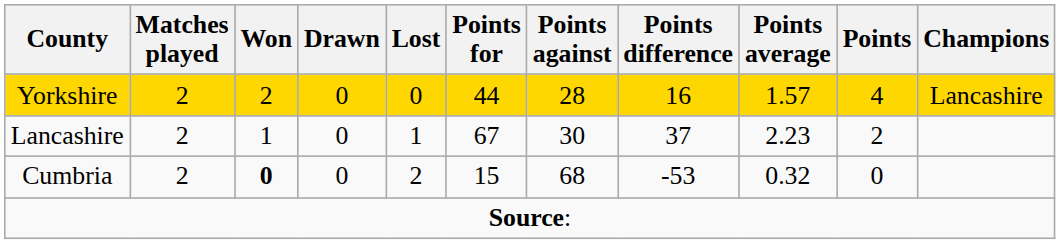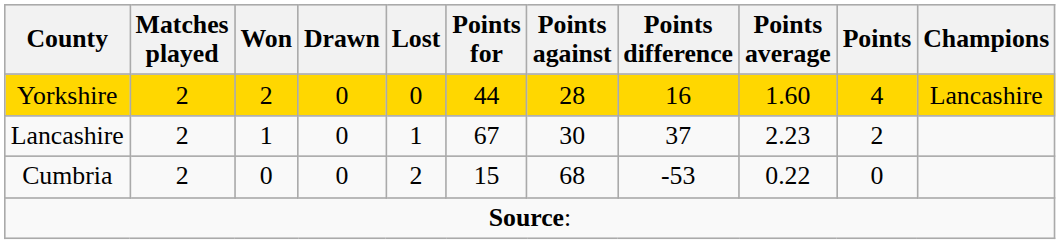(788, 94) 1.57 -> (788, 94) 1.60
(266, 176) bold -> (266, 176) normal
(788, 176) 0.32 -> (788, 176) 0.22
